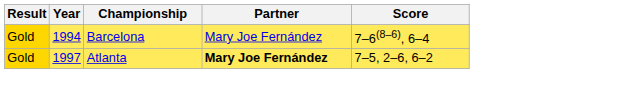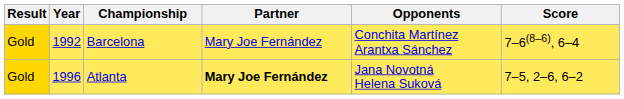+ column: (427, 14)
(67, 36) 1994 -> (67, 42) 1992
(67, 58) 1997 -> (67, 76) 1996
